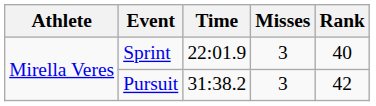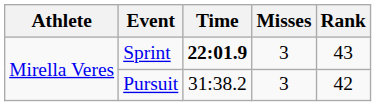(217, 52) normal -> (217, 52) bold
(342, 52) 40 -> (343, 52) 43
